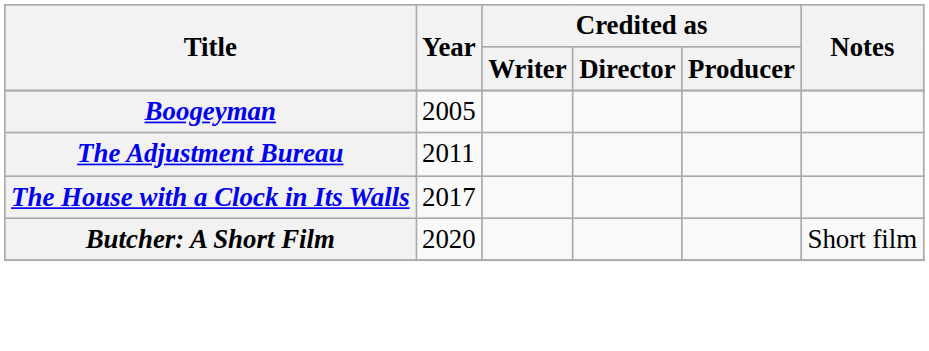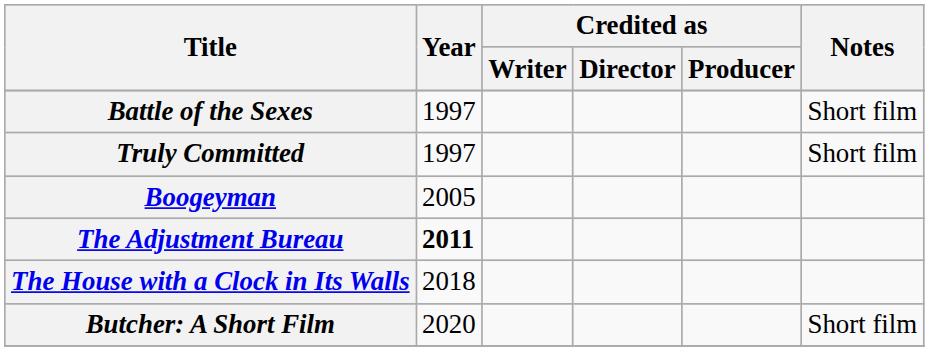+ row: (210, 111)
+ row: (210, 153)
(448, 153) normal -> (448, 238) bold
(449, 196) 2017 -> (449, 281) 2018
